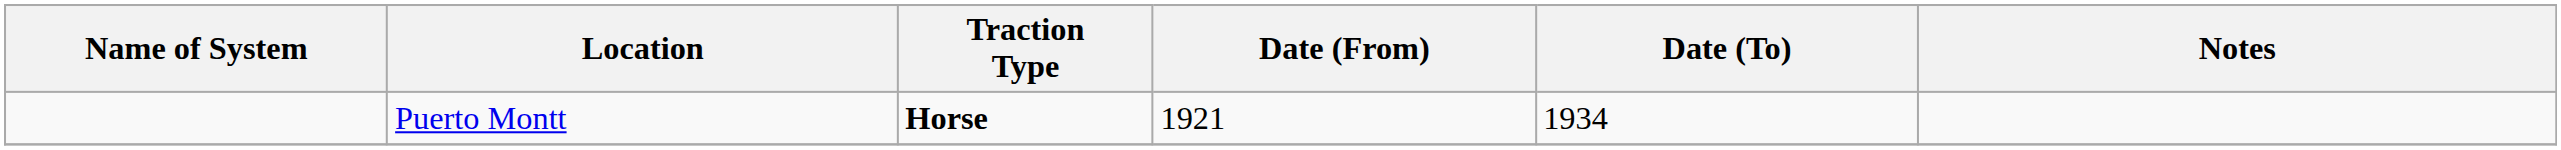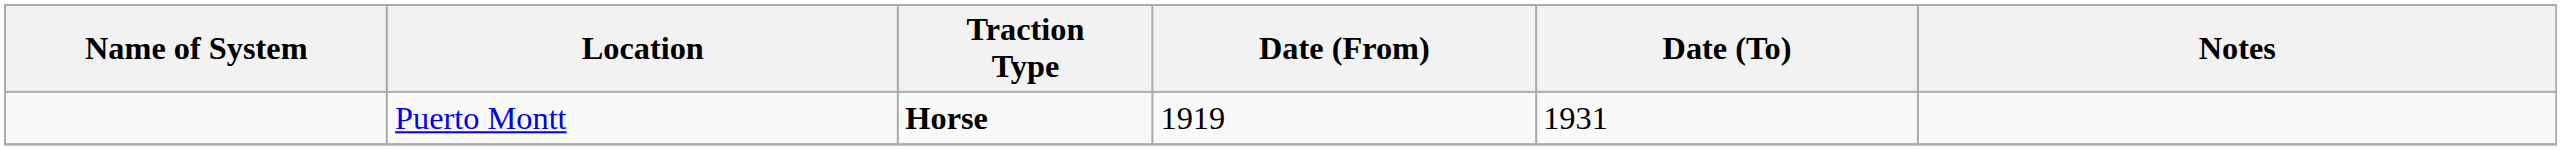(1193, 117) 1921 -> (1193, 117) 1919
(1575, 117) 1934 -> (1575, 117) 1931
